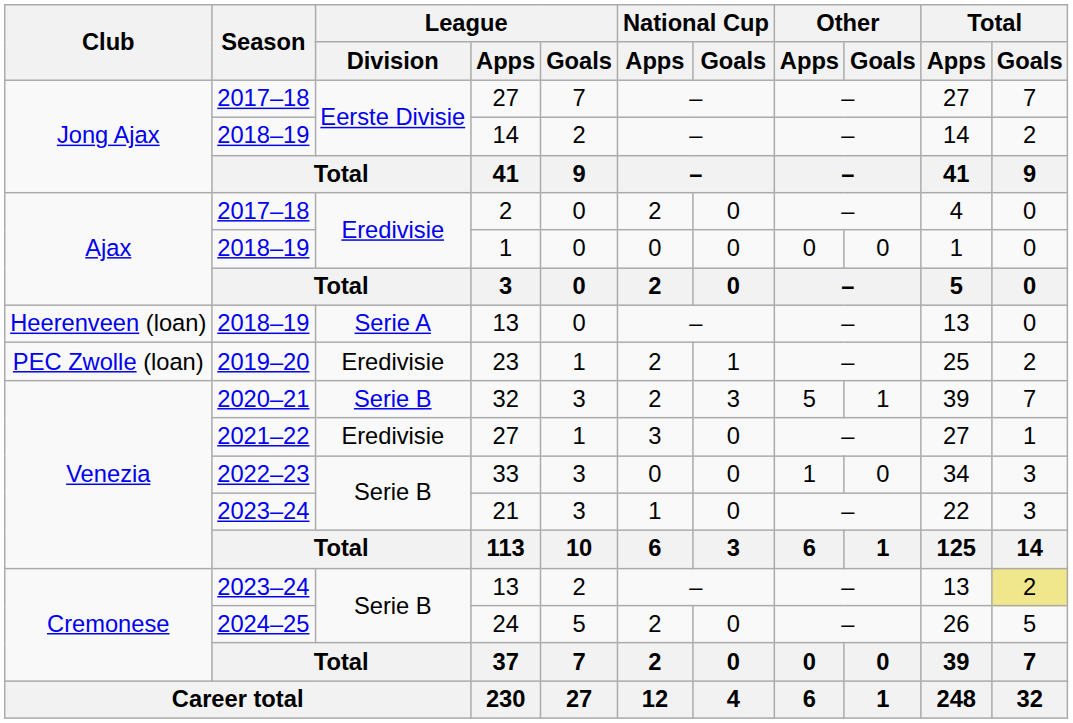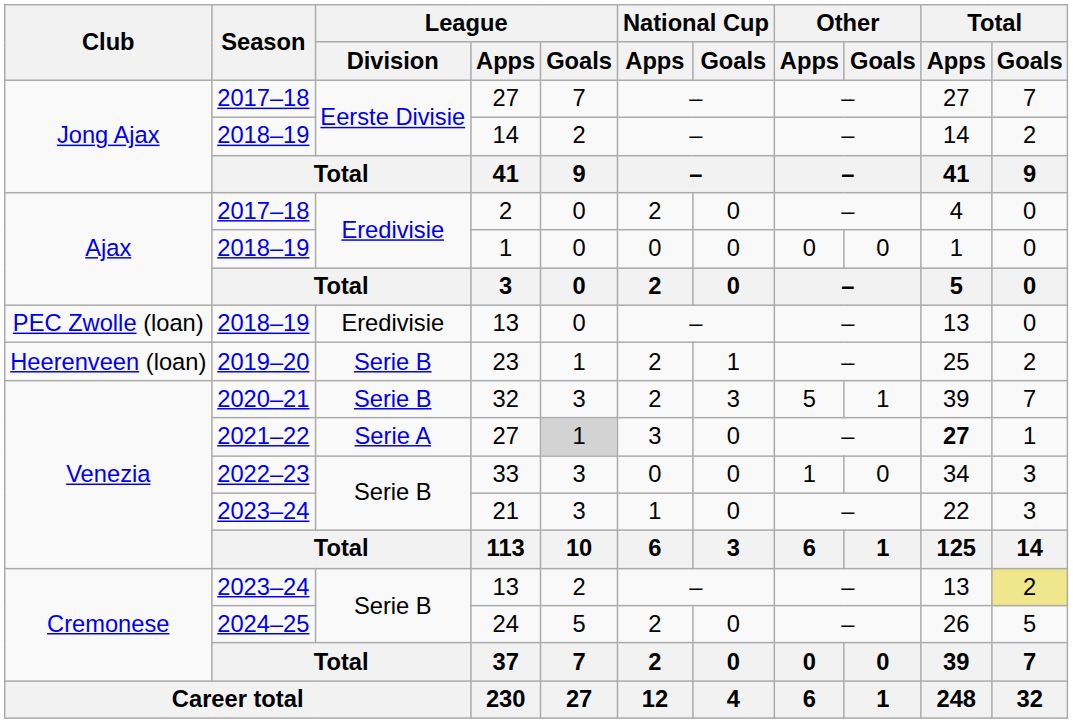(108, 323) Heerenveen (loan) -> (108, 323) PEC Zwolle (loan)
(393, 323) Serie A -> (393, 323) Eredivisie
(108, 361) PEC Zwolle (loan) -> (108, 361) Heerenveen (loan)
(393, 361) Eredivisie -> (393, 361) Serie B
(393, 436) Eredivisie -> (393, 436) Serie A
(579, 436) no background -> (579, 436) lightgrey background
(956, 436) normal -> (956, 436) bold
